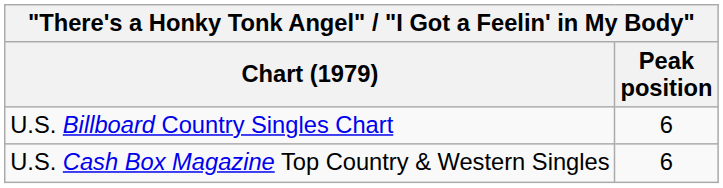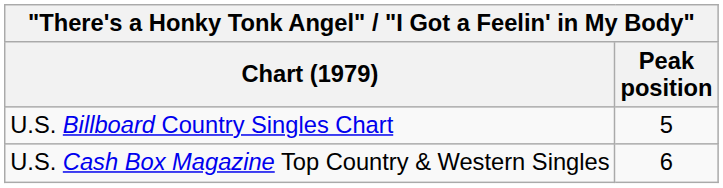(666, 125) 6 -> (666, 125) 5
